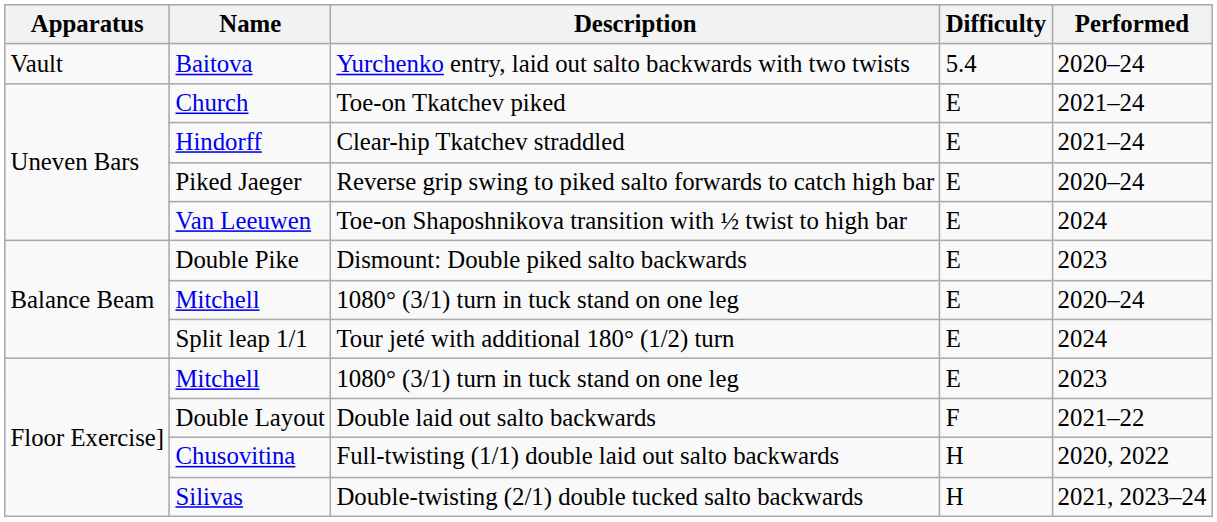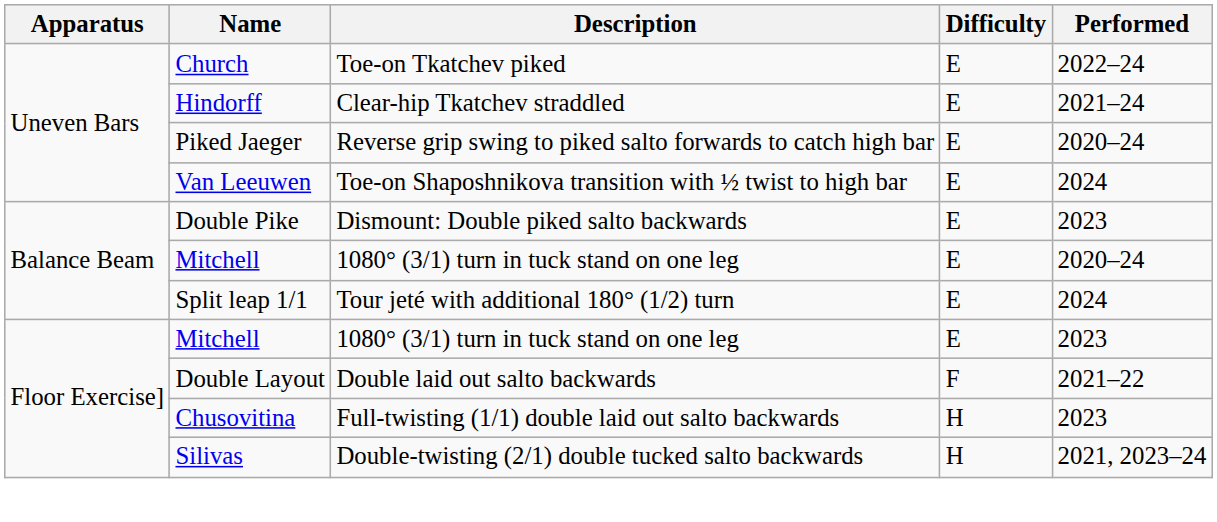- row: (37, 63)
(1101, 102) 2021–24 -> (1101, 63) 2022–24
(1113, 456) 2020, 2022 -> (1082, 417) 2023
